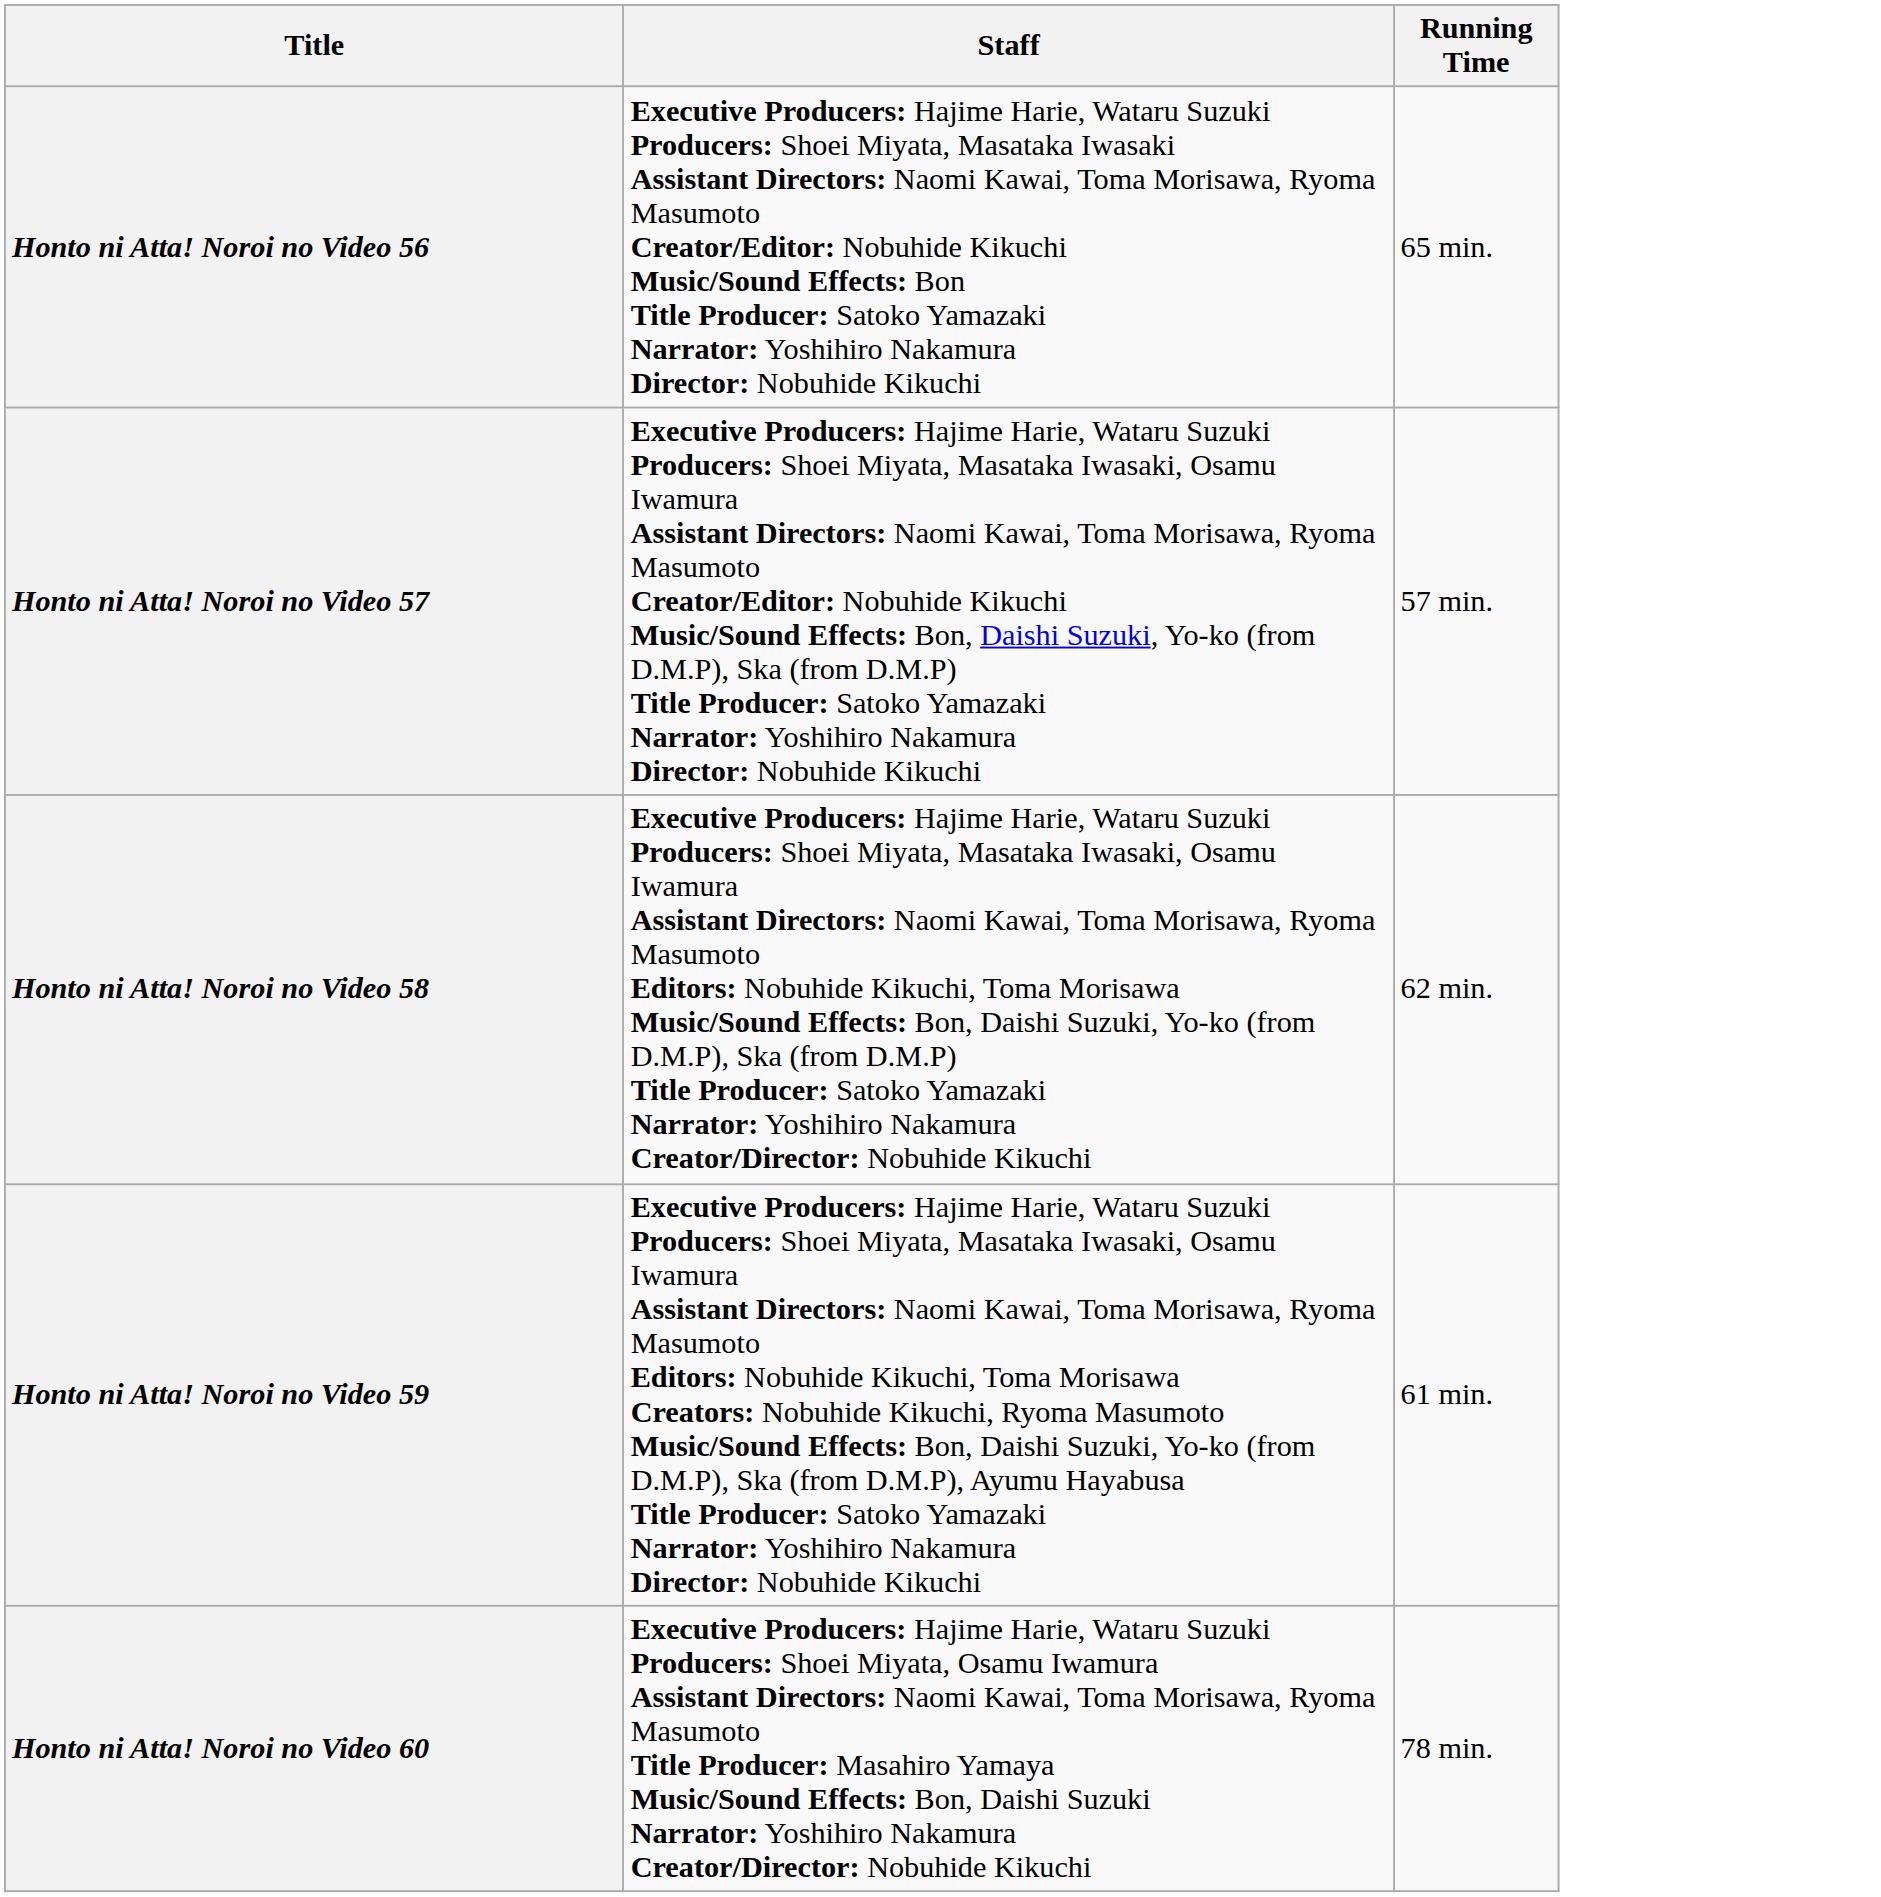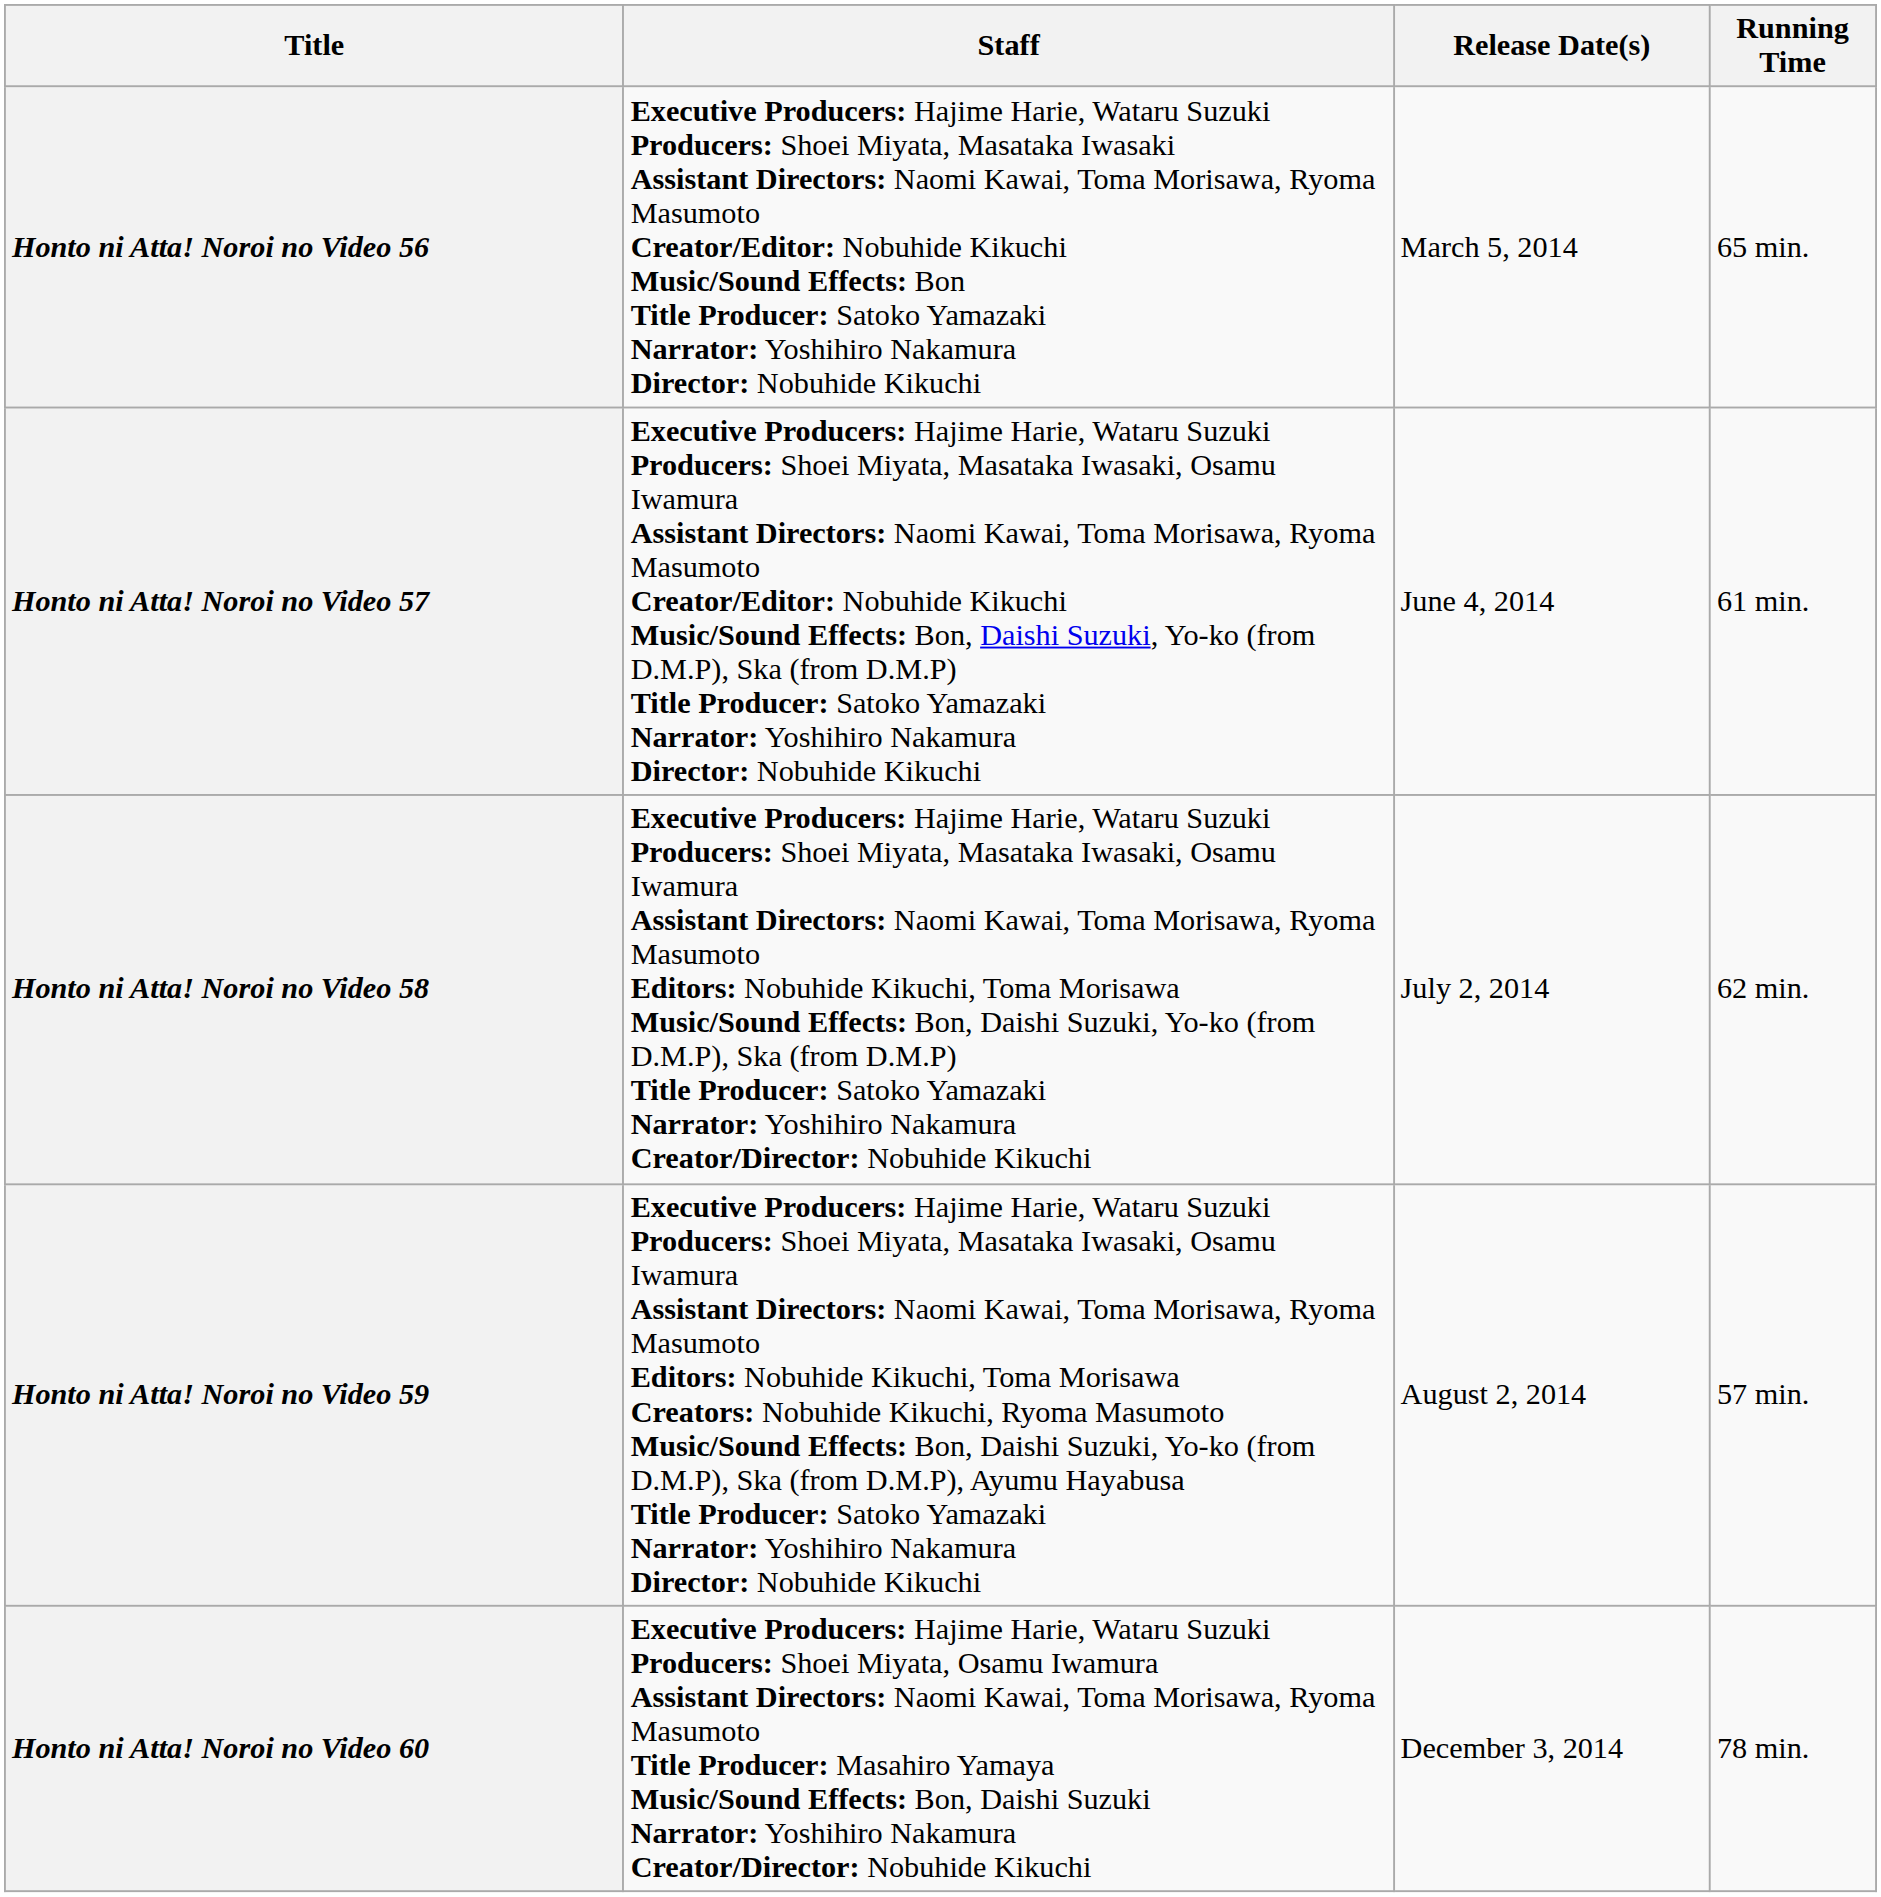+ column: (1552, 45)
(1447, 600) 57 min. -> (1763, 600) 61 min.
(1447, 1394) 61 min. -> (1763, 1394) 57 min.
